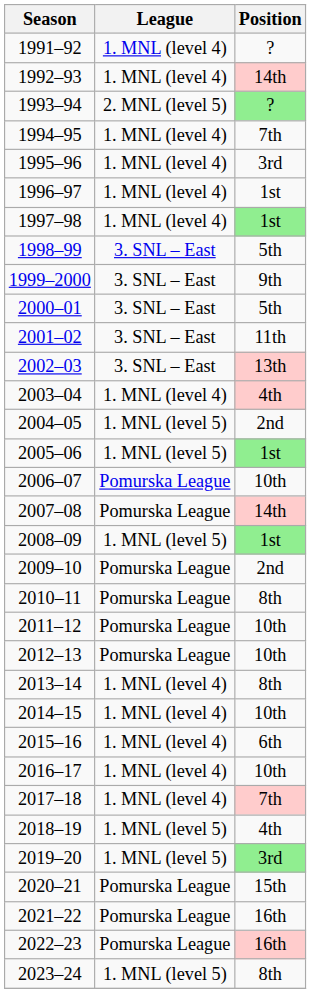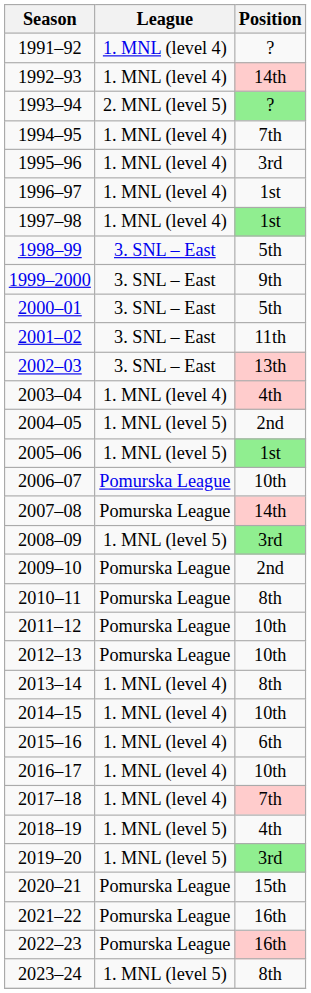(270, 539) 1st -> (270, 539) 3rd
